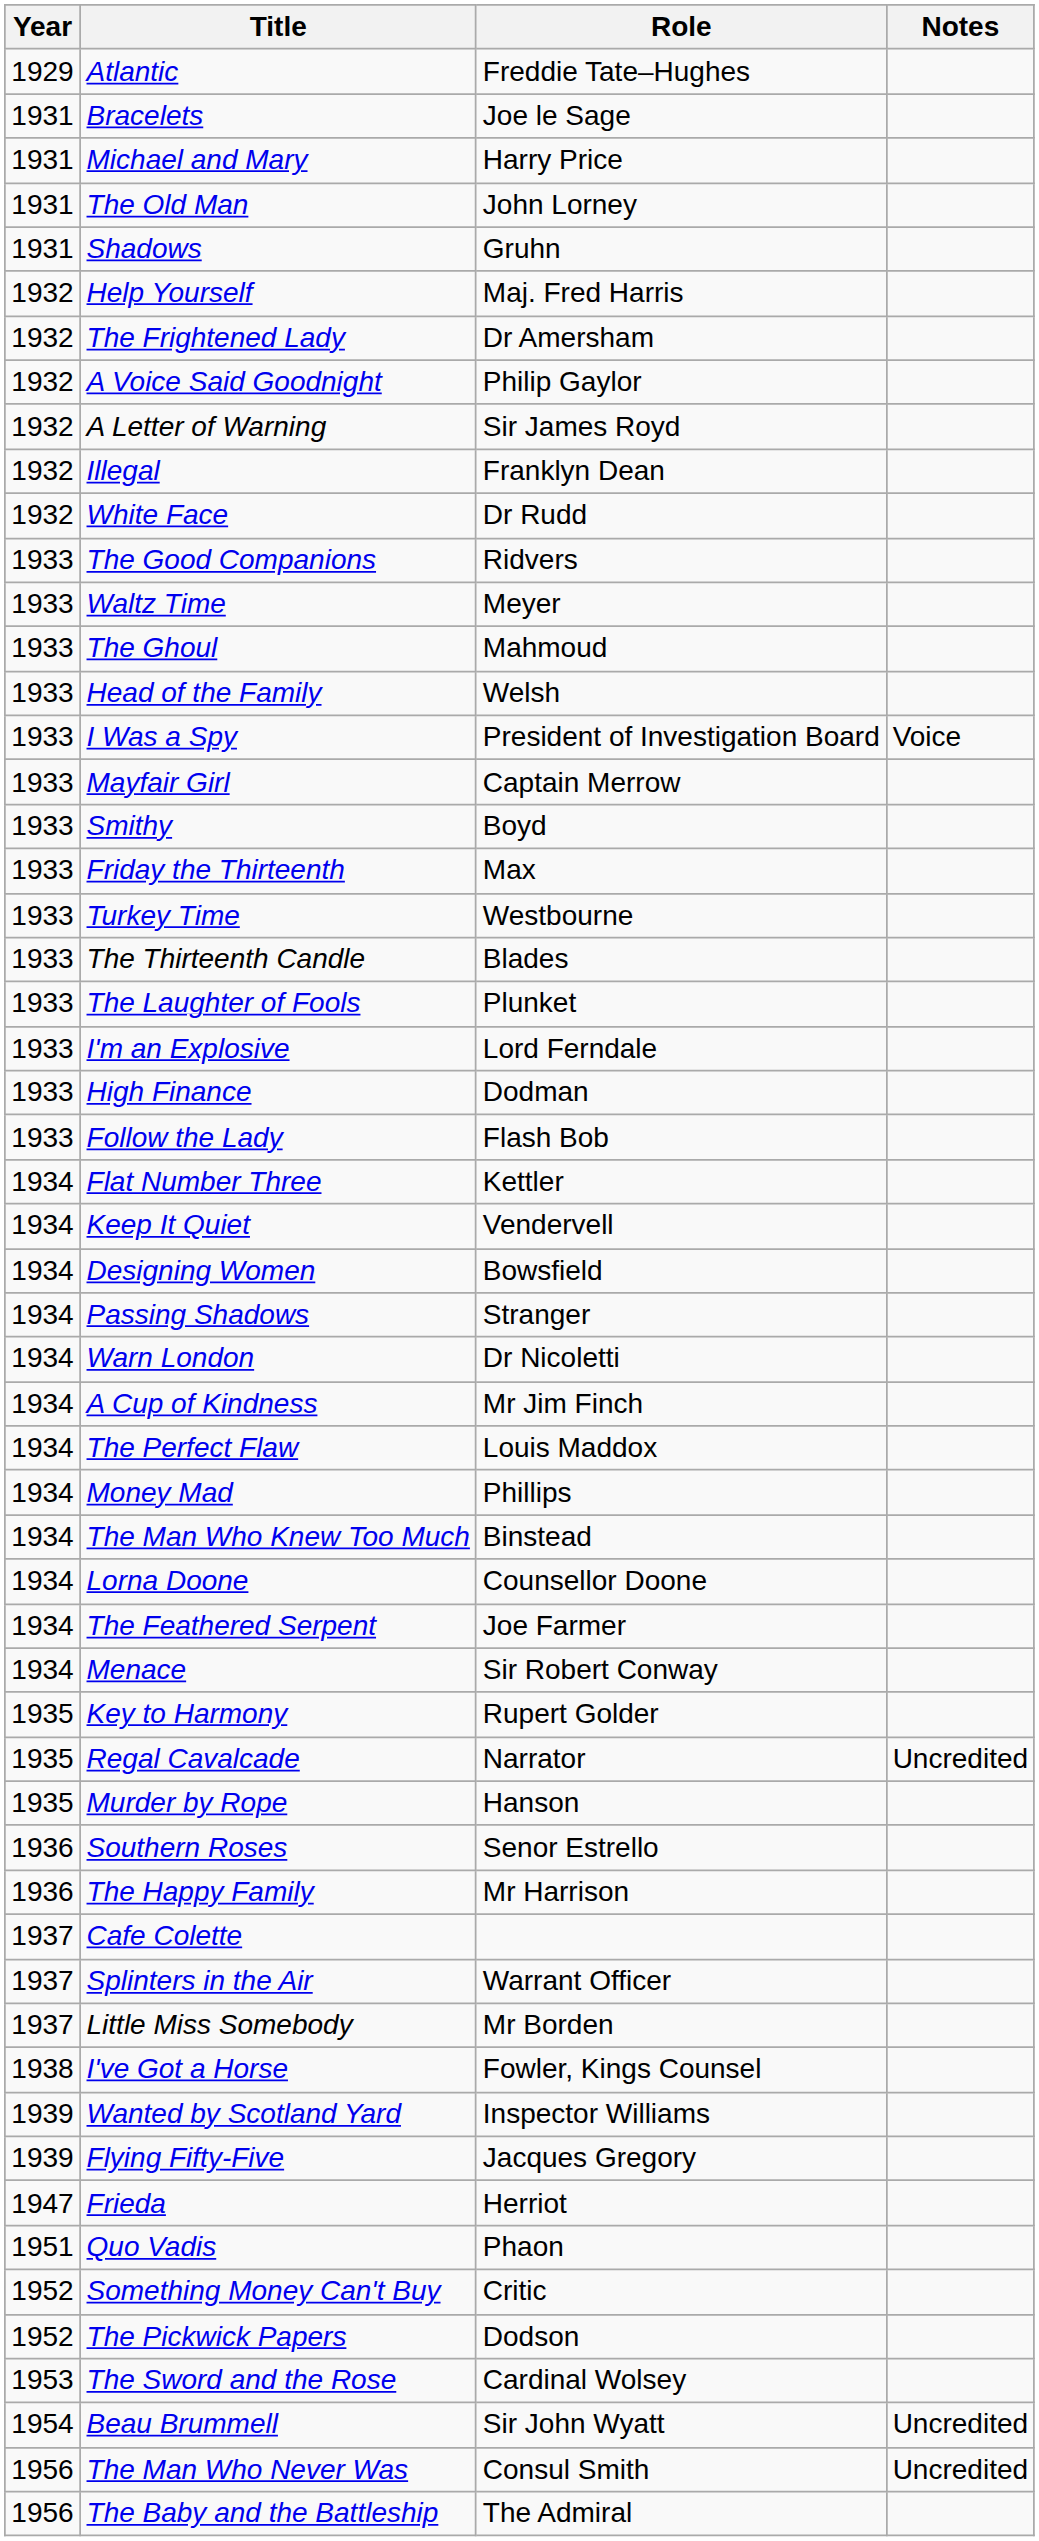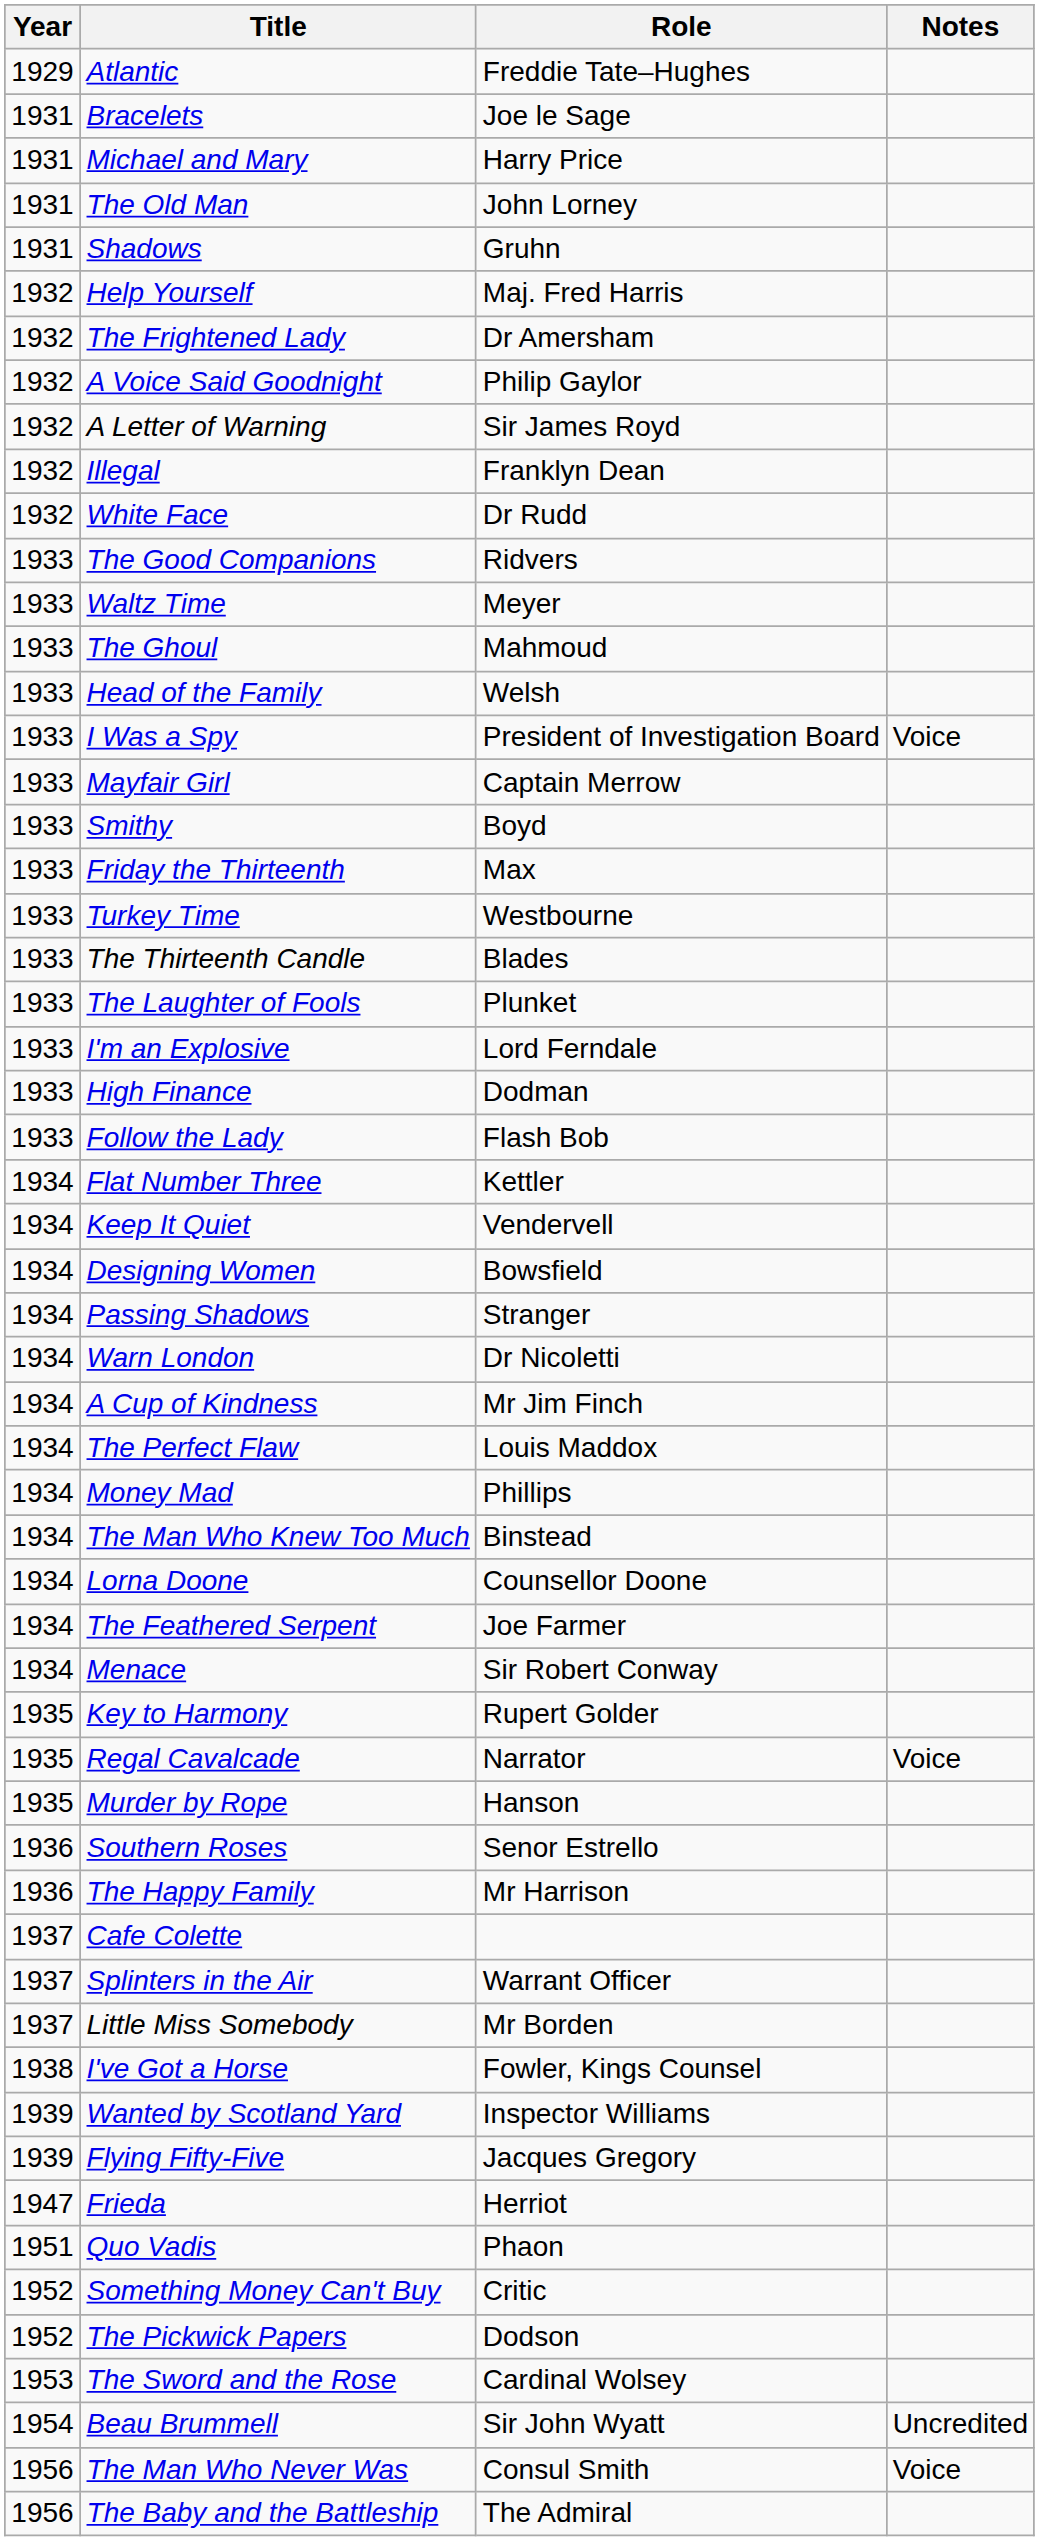(960, 1758) Uncredited -> (927, 1758) Voice
(960, 2469) Uncredited -> (927, 2469) Voice
